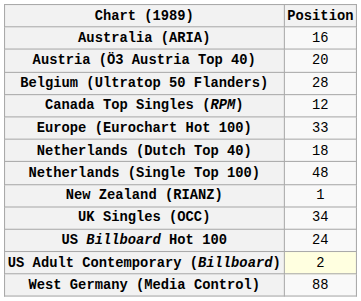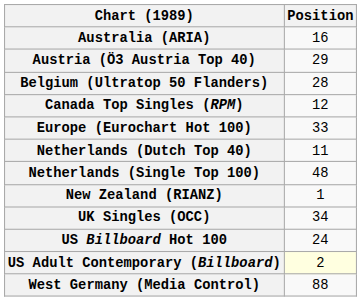(320, 61) 20 -> (320, 61) 29
(320, 151) 18 -> (320, 151) 11
